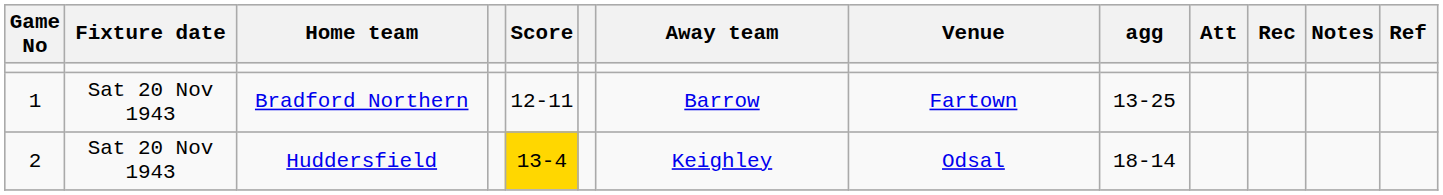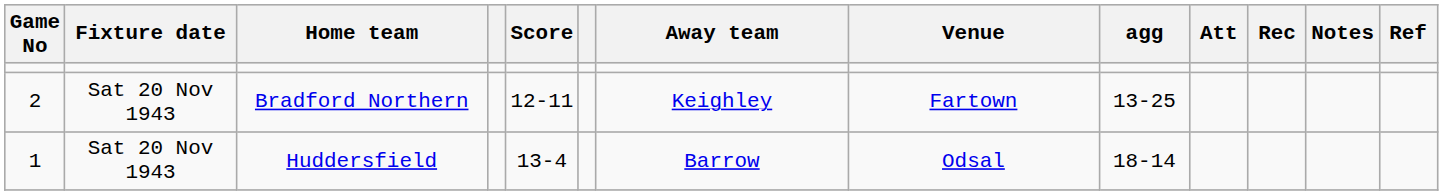(35, 102) 1 -> (35, 102) 2
(722, 102) Barrow -> (722, 102) Keighley
(35, 160) 2 -> (35, 160) 1
(542, 160) gold background -> (542, 160) no background
(722, 160) Keighley -> (722, 160) Barrow
